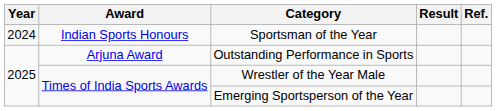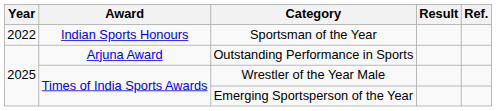(22, 34) 2024 -> (22, 34) 2022
